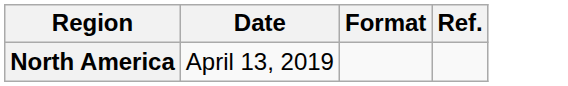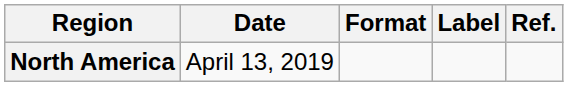+ column: (469, 23)
